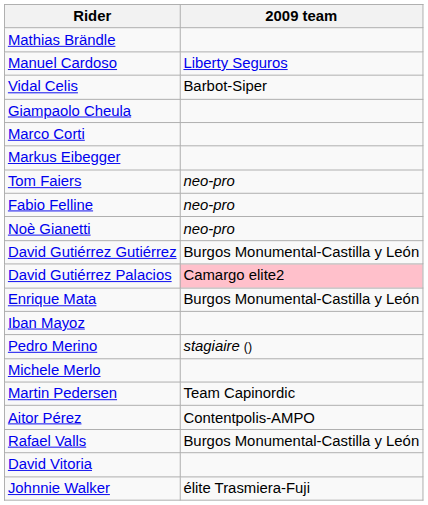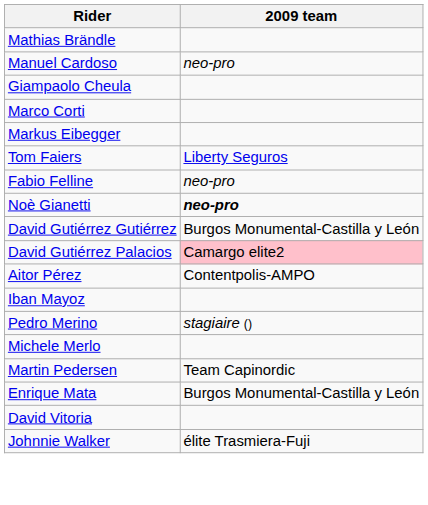(236, 63) Liberty Seguros -> (209, 63) neo-pro
- row: (43, 87)
(209, 181) neo-pro -> (236, 157) Liberty Seguros
(209, 228) normal -> (211, 205) bold
rows swapped: (52, 299) <-> (45, 417)
- row: (47, 441)
